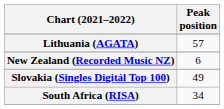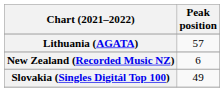- row: (91, 95)
